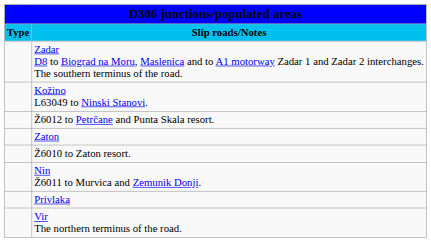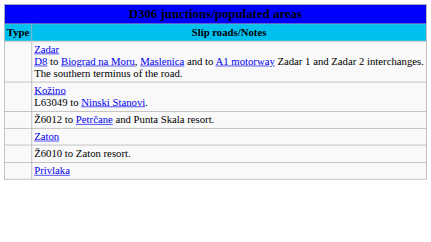- row: (118, 176)
- row: (108, 222)
